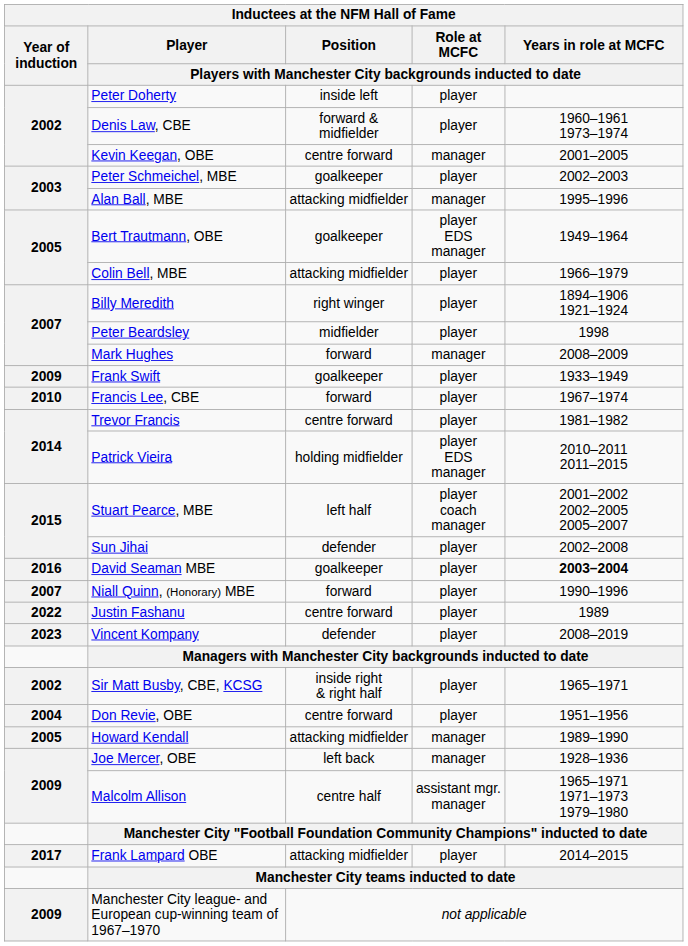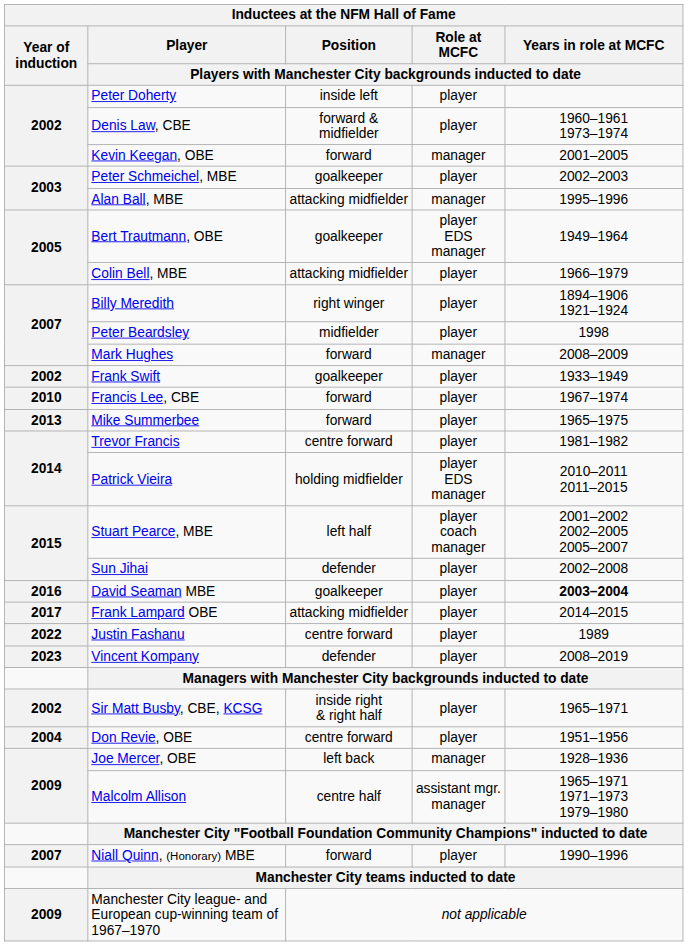(349, 155) centre forward -> (349, 155) forward
(46, 376) 2009 -> (46, 376) 2002
+ row: (145, 420)
rows swapped: (154, 855) <-> (173, 591)
- row: (140, 737)
